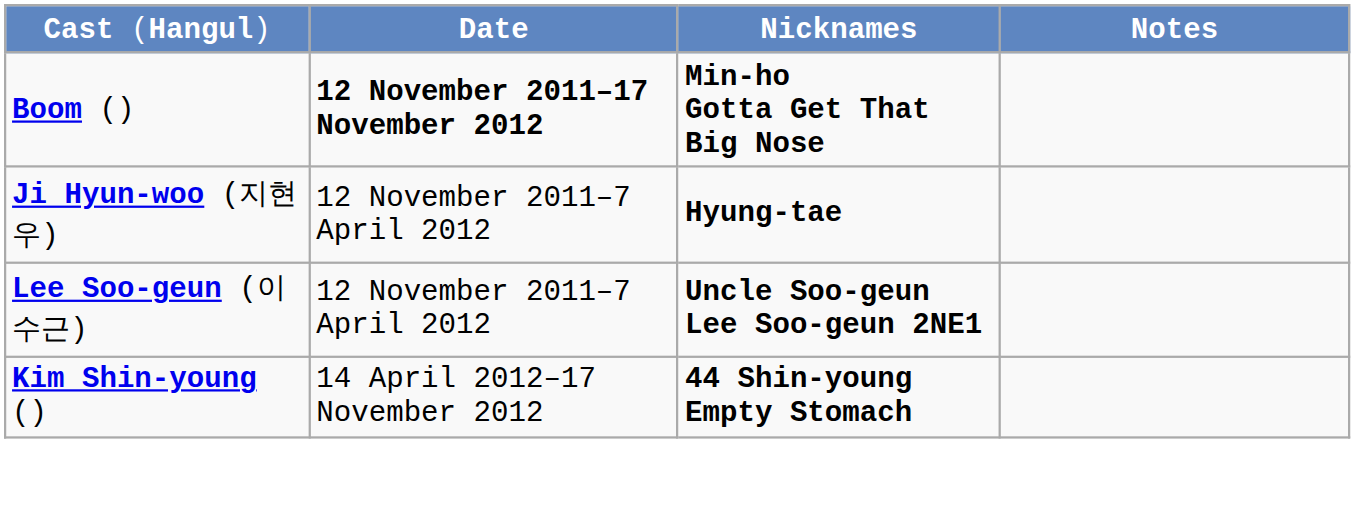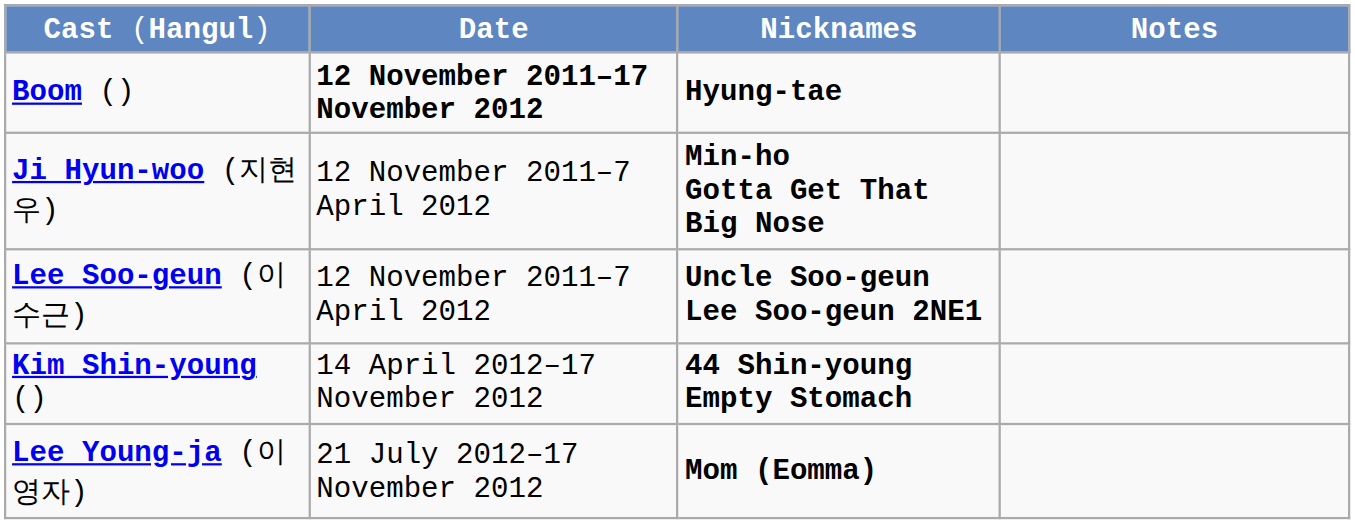(807, 110) Min-ho Gotta Get That Big Nose -> (764, 93) Hyung-tae
(764, 214) Hyung-tae -> (807, 191) Min-ho Gotta Get That Big Nose
+ row: (149, 472)
